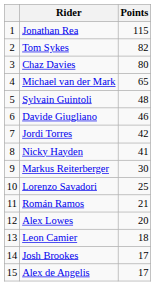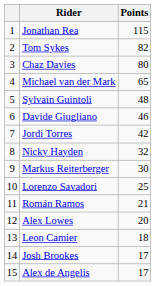(143, 151) 41 -> (143, 151) 32
